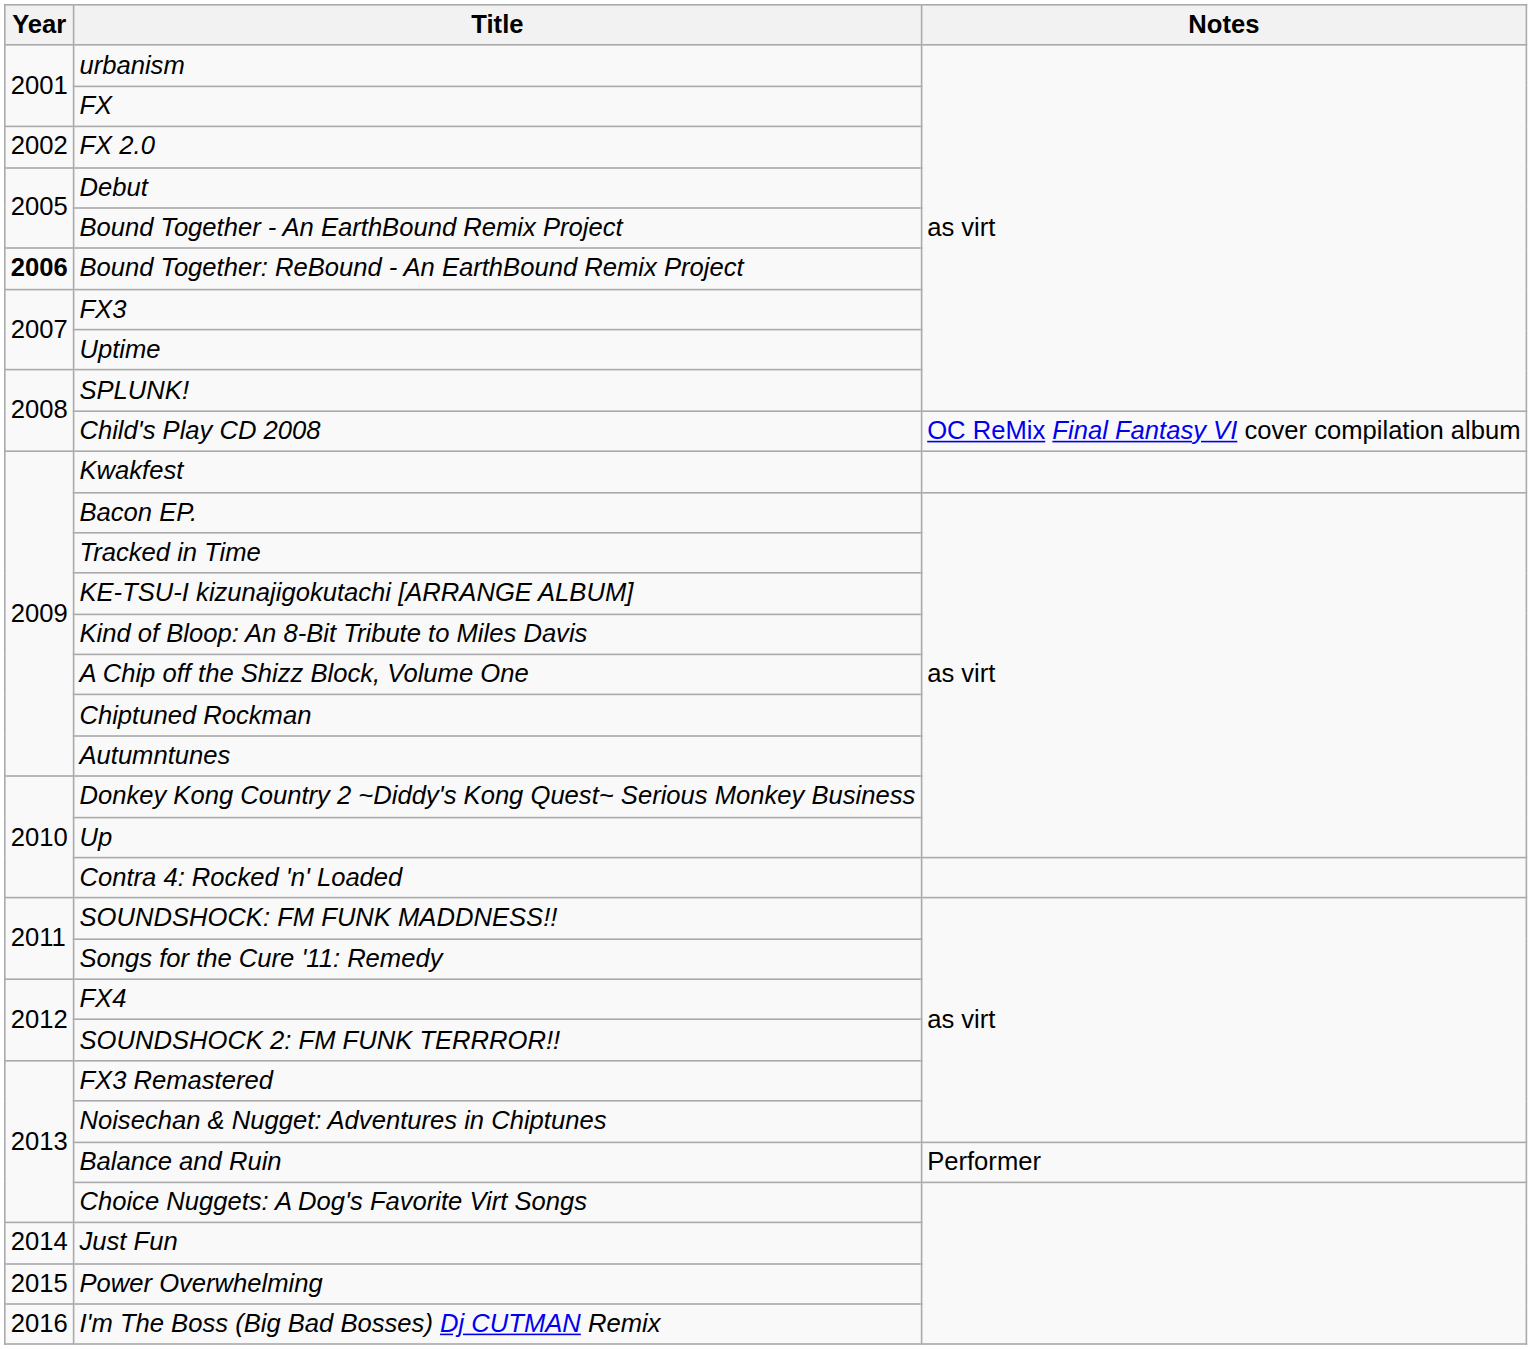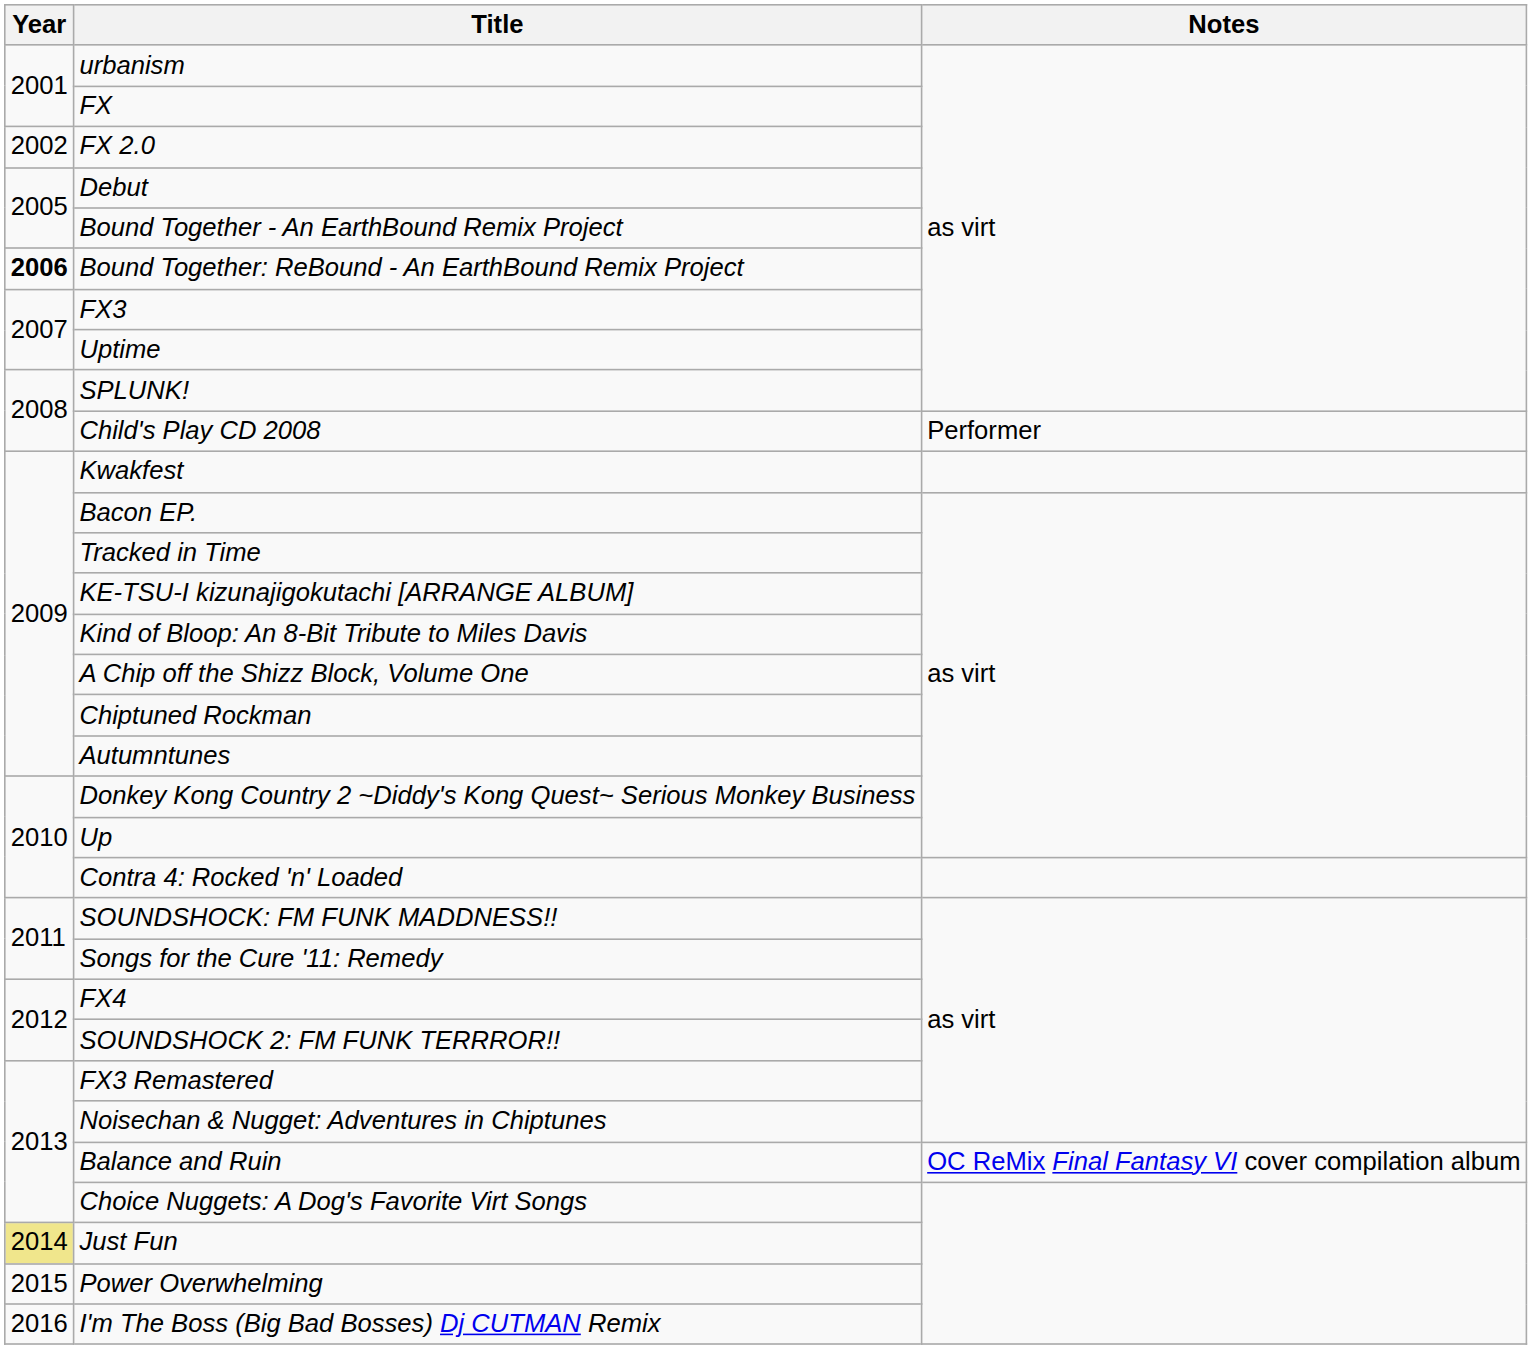(1224, 430) OC ReMix Final Fantasy VI cover compilation album -> (984, 430) Performer
(984, 1161) Performer -> (1224, 1161) OC ReMix Final Fantasy VI cover compilation album
(39, 1242) no background -> (39, 1242) khaki background
